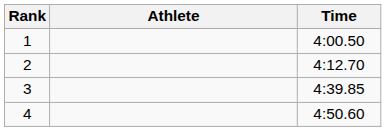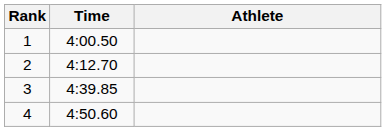columns swapped: (173, 16) <-> (339, 16)
